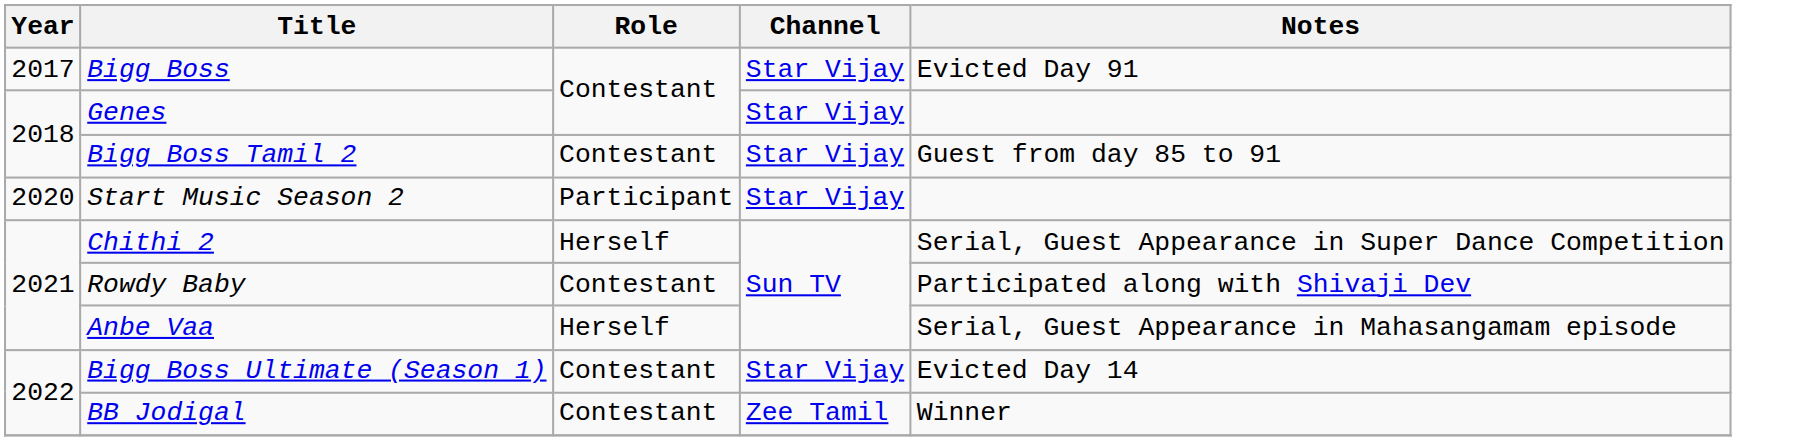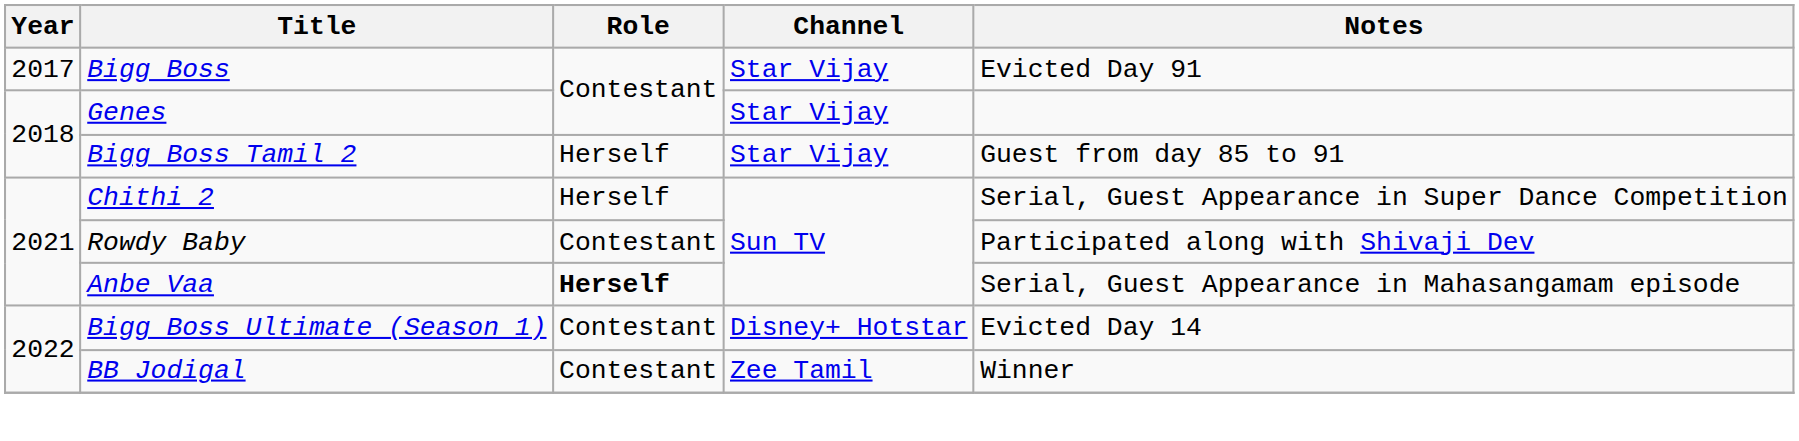(638, 156) Contestant -> (615, 156) Herself
- row: (246, 199)
(615, 328) normal -> (615, 285) bold
(825, 371) Star Vijay -> (849, 328) Disney+ Hotstar
